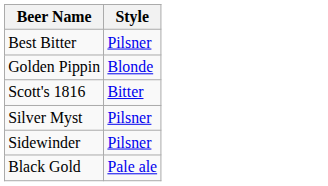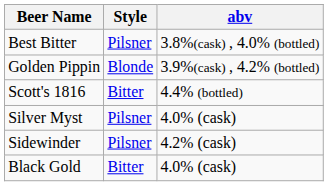+ column: (240, 17)
(132, 167) Pale ale -> (125, 167) Bitter
